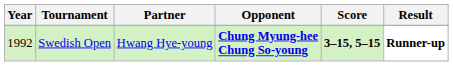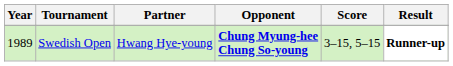(20, 43) 1992 -> (20, 43) 1989
(352, 43) bold -> (352, 43) normal
